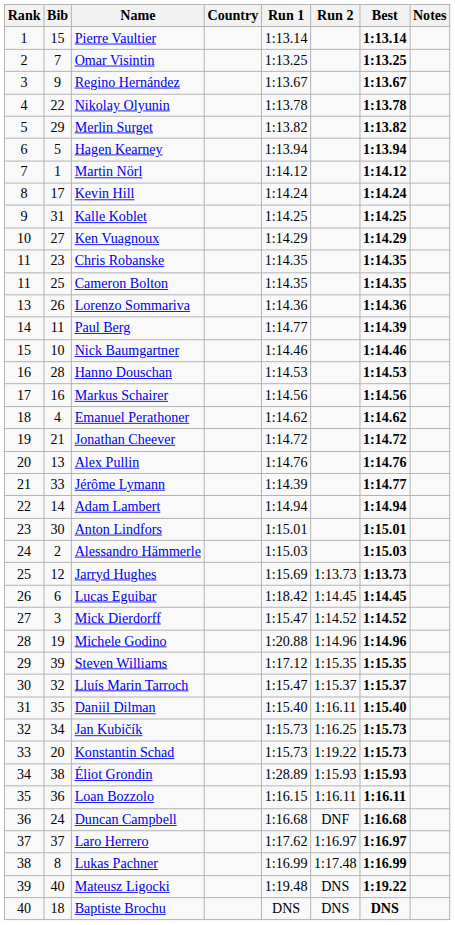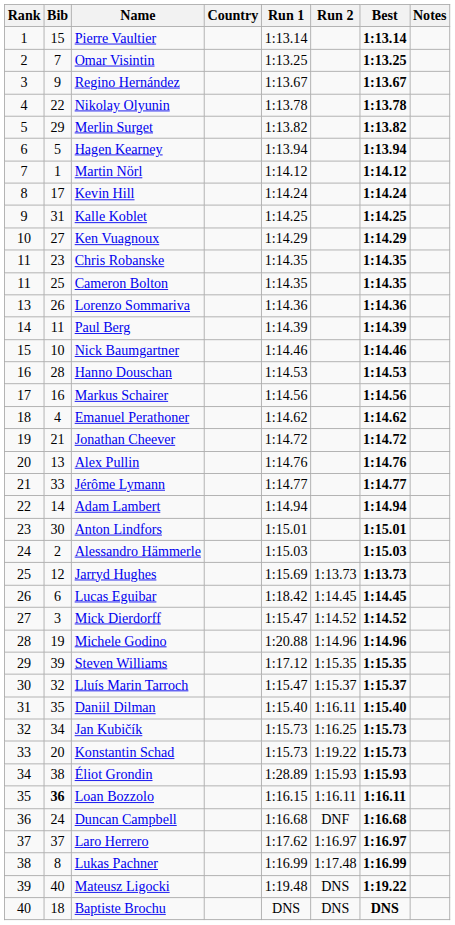(286, 328) 1:14.77 -> (286, 328) 1:14.39
(286, 484) 1:14.39 -> (286, 484) 1:14.77
(58, 797) normal -> (58, 797) bold
